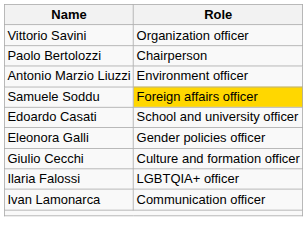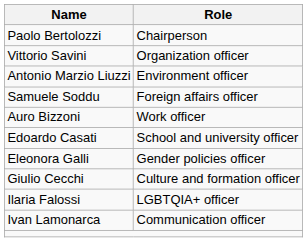rows swapped: (54, 55) <-> (47, 35)
(197, 96) gold background -> (197, 96) no background
+ row: (44, 117)
